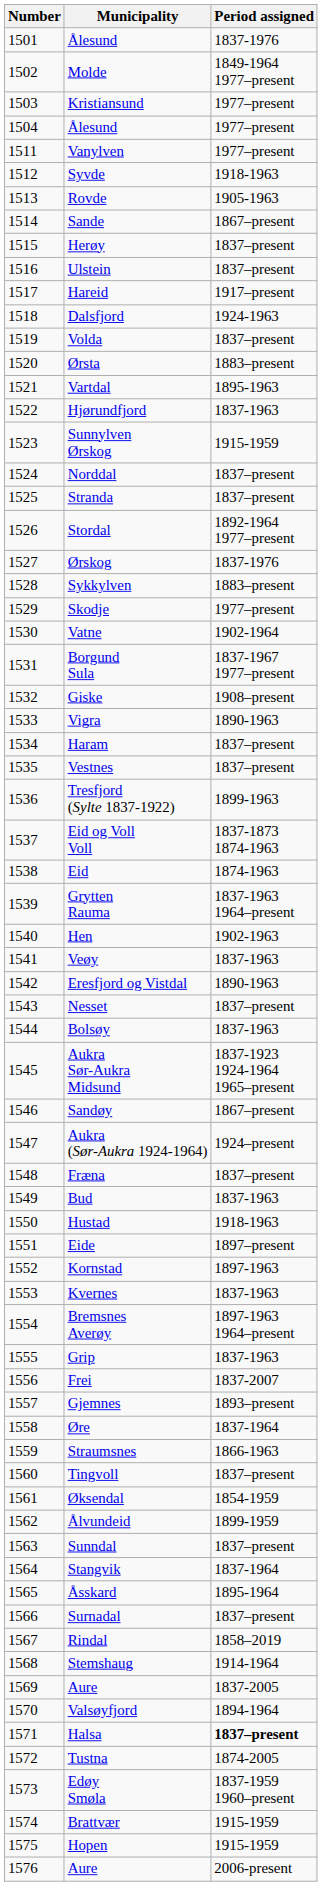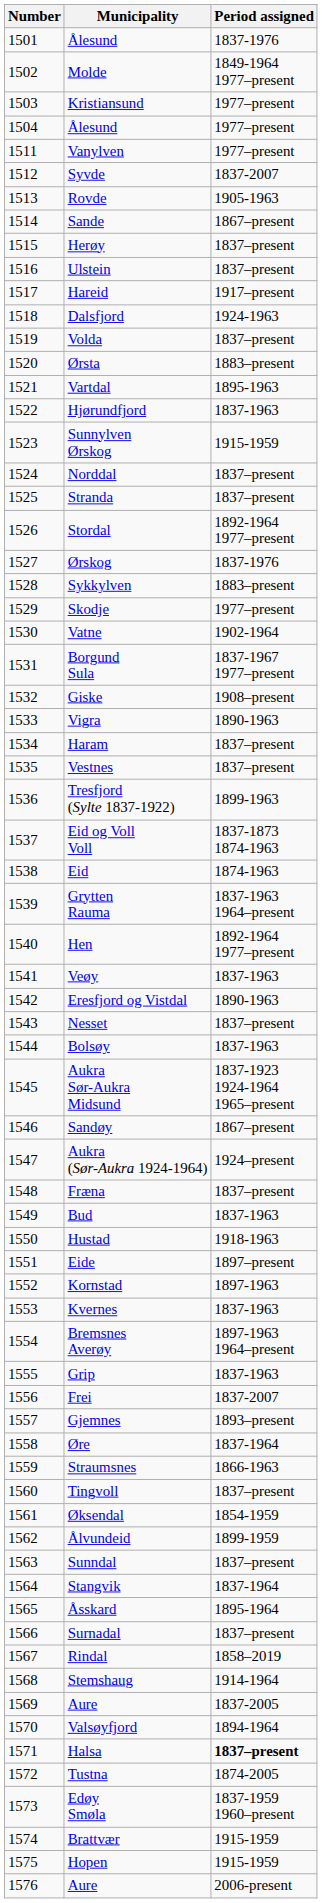(247, 174) 1918-1963 -> (247, 174) 1837-2007
(247, 935) 1902-1963 -> (254, 944) 1892-1964 1977–present
